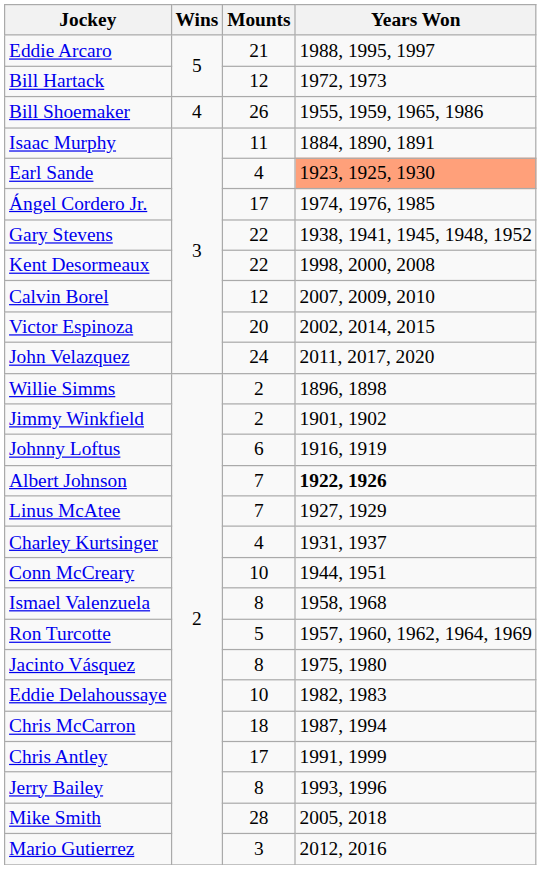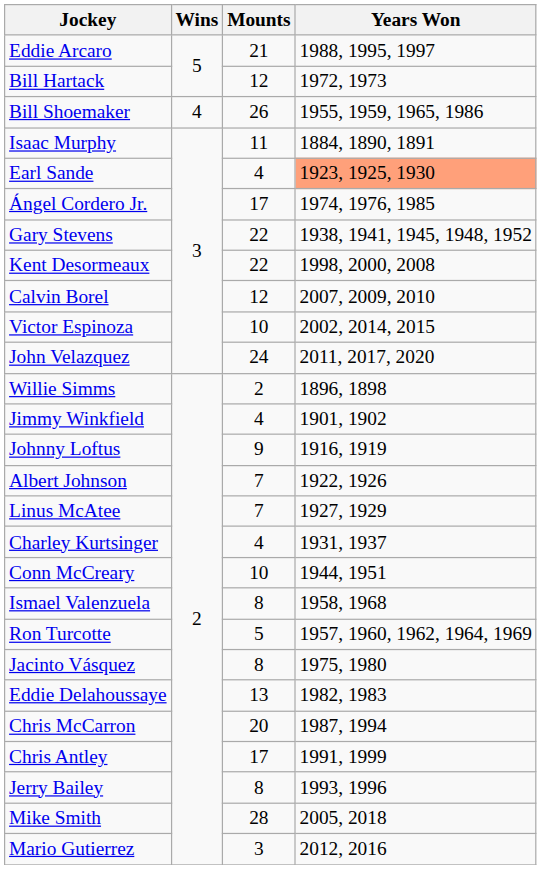(259, 326) 20 -> (259, 326) 10
(259, 419) 2 -> (259, 419) 4
(259, 449) 6 -> (259, 449) 9
(343, 480) bold -> (343, 480) normal
(259, 695) 10 -> (259, 695) 13
(259, 726) 18 -> (259, 726) 20
